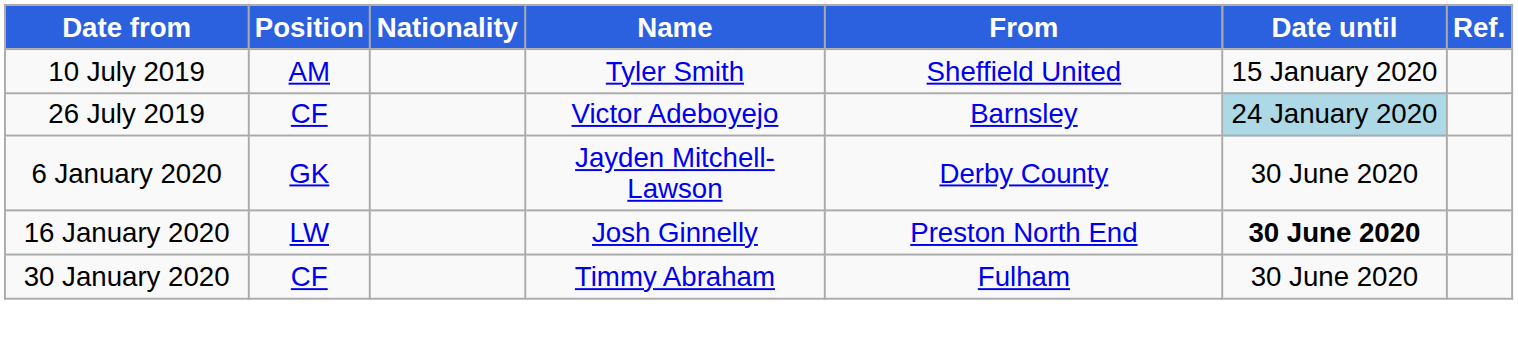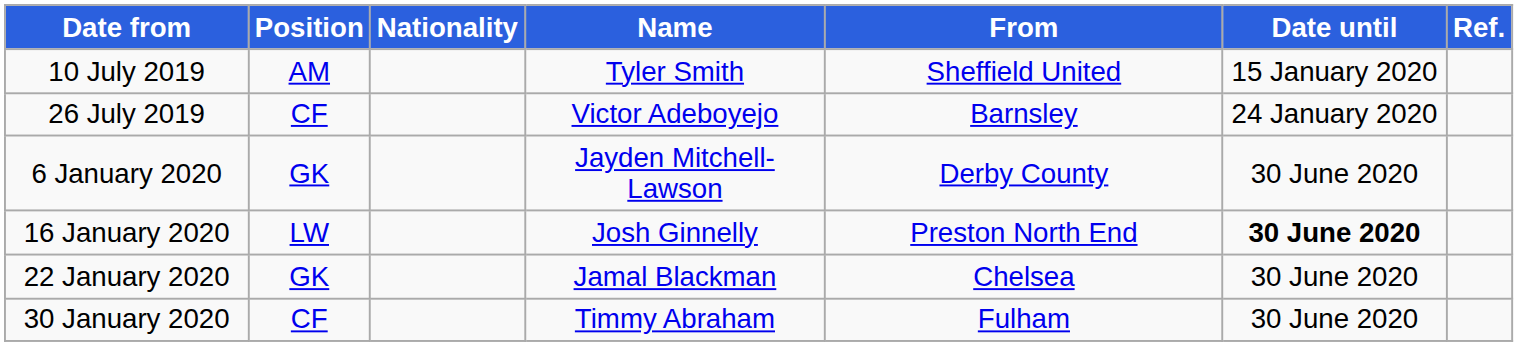(1334, 115) lightblue background -> (1334, 115) no background
+ row: (127, 276)
